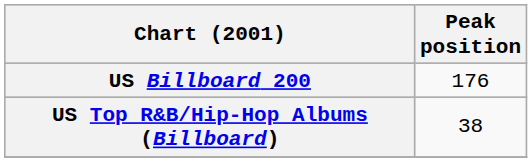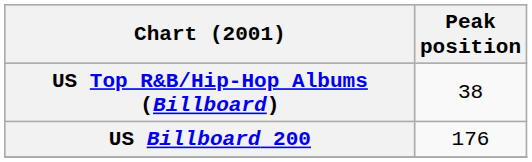rows swapped: (210, 81) <-> (210, 127)
